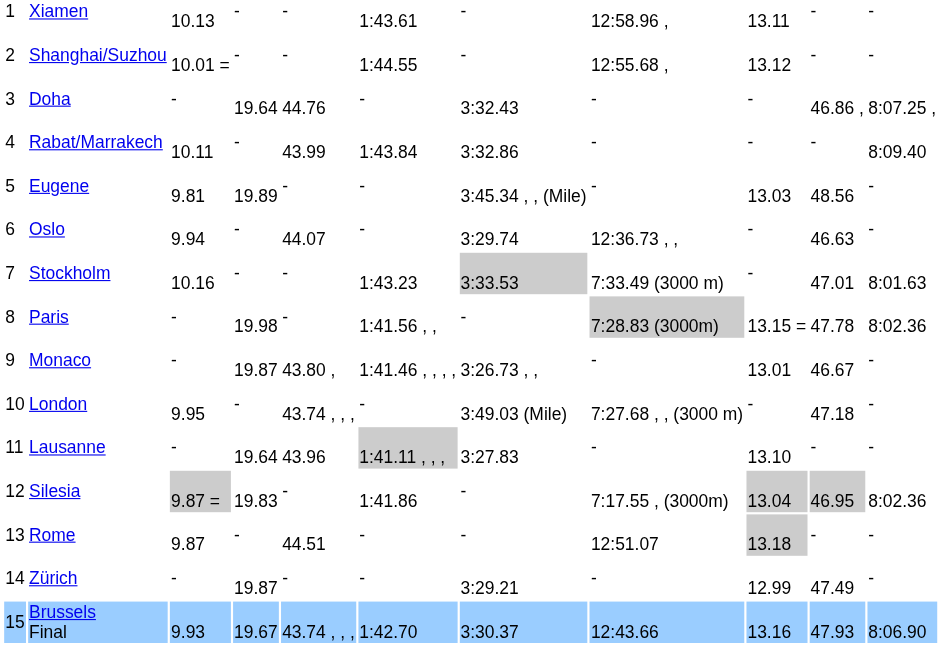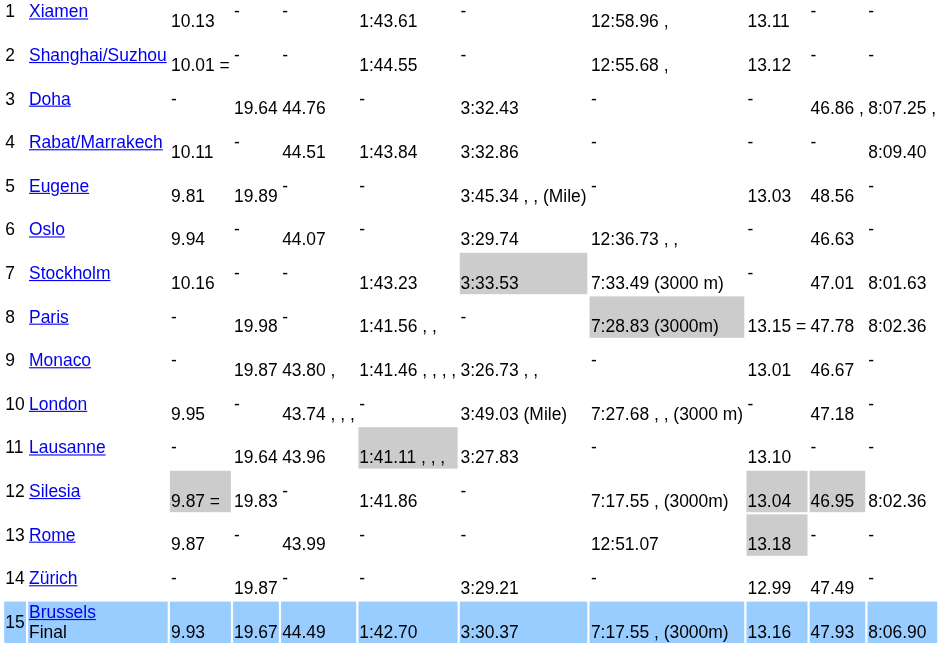(304, 152) 43.99 -> (304, 152) 44.51
(304, 544) 44.51 -> (304, 544) 43.99
(318, 632) 43.74 , , , -> (304, 632) 44.49
(625, 632) 12:43.66 -> (660, 632) 7:17.55 , (3000m)
